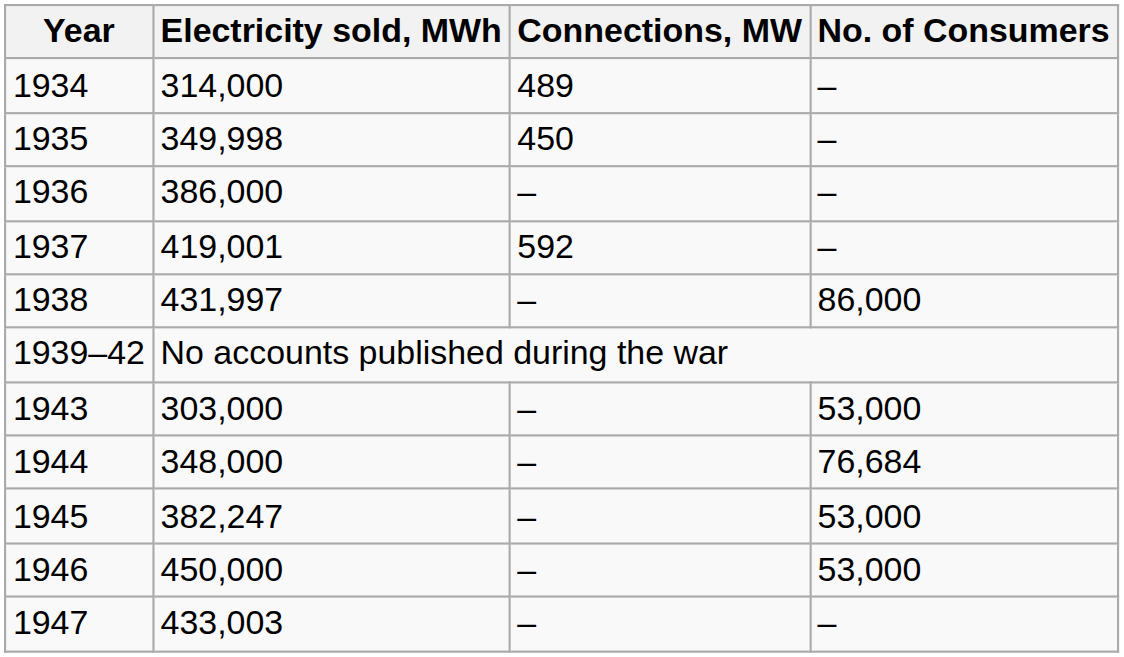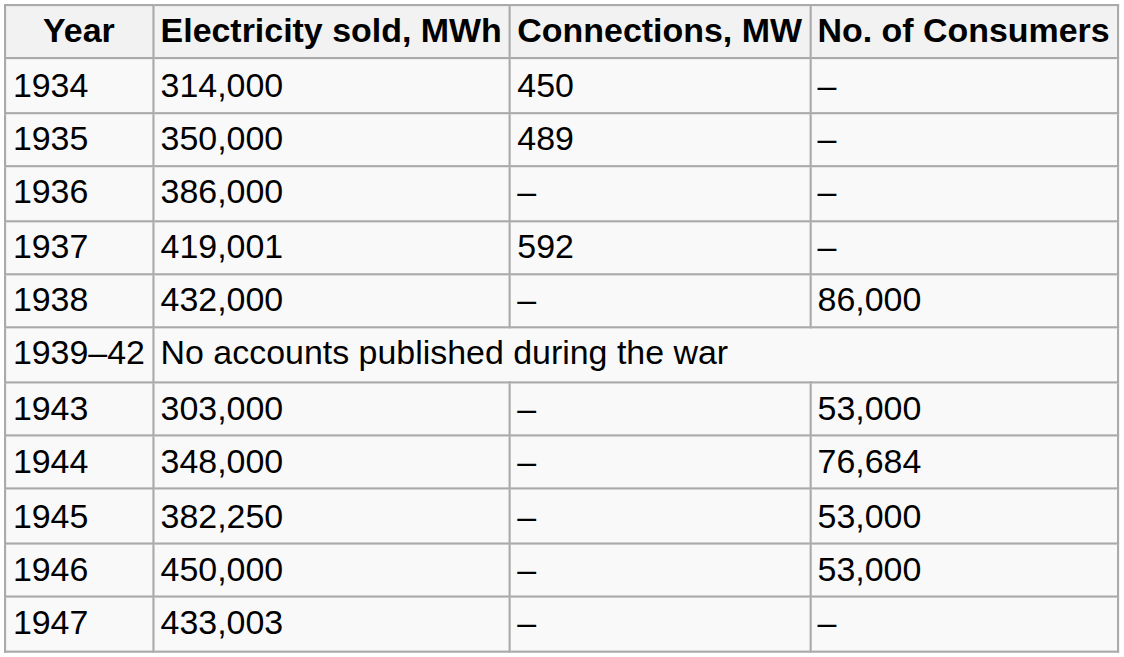(546, 85) 489 -> (546, 85) 450
(222, 138) 349,998 -> (222, 138) 350,000
(546, 138) 450 -> (546, 138) 489
(222, 300) 431,997 -> (222, 300) 432,000
(222, 515) 382,247 -> (222, 515) 382,250
